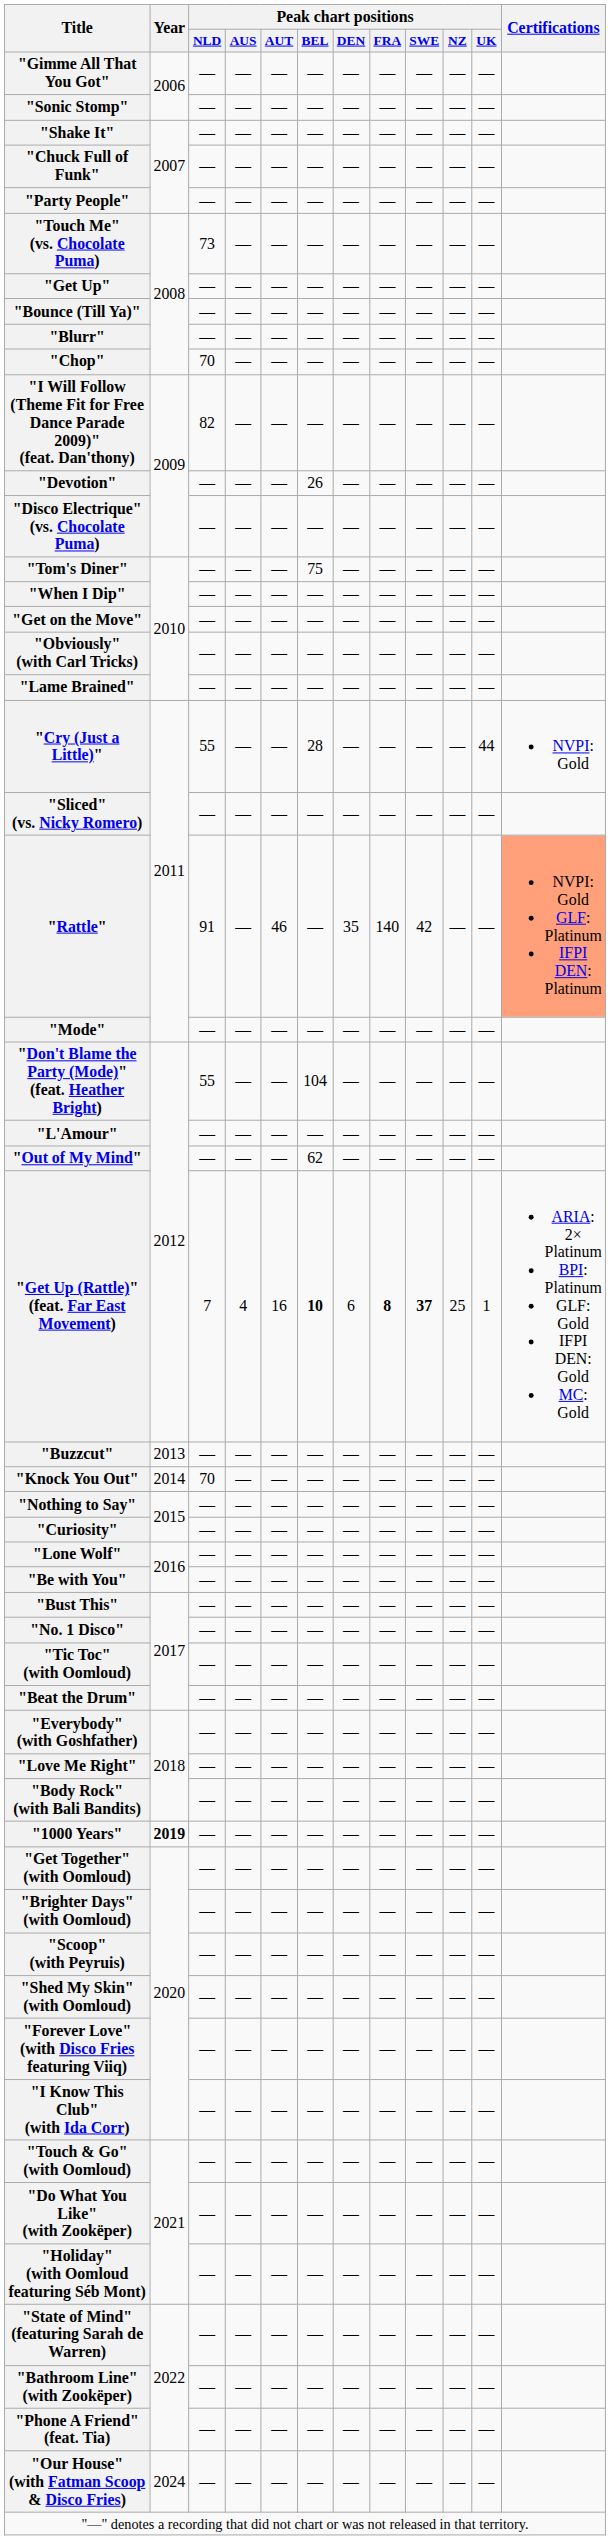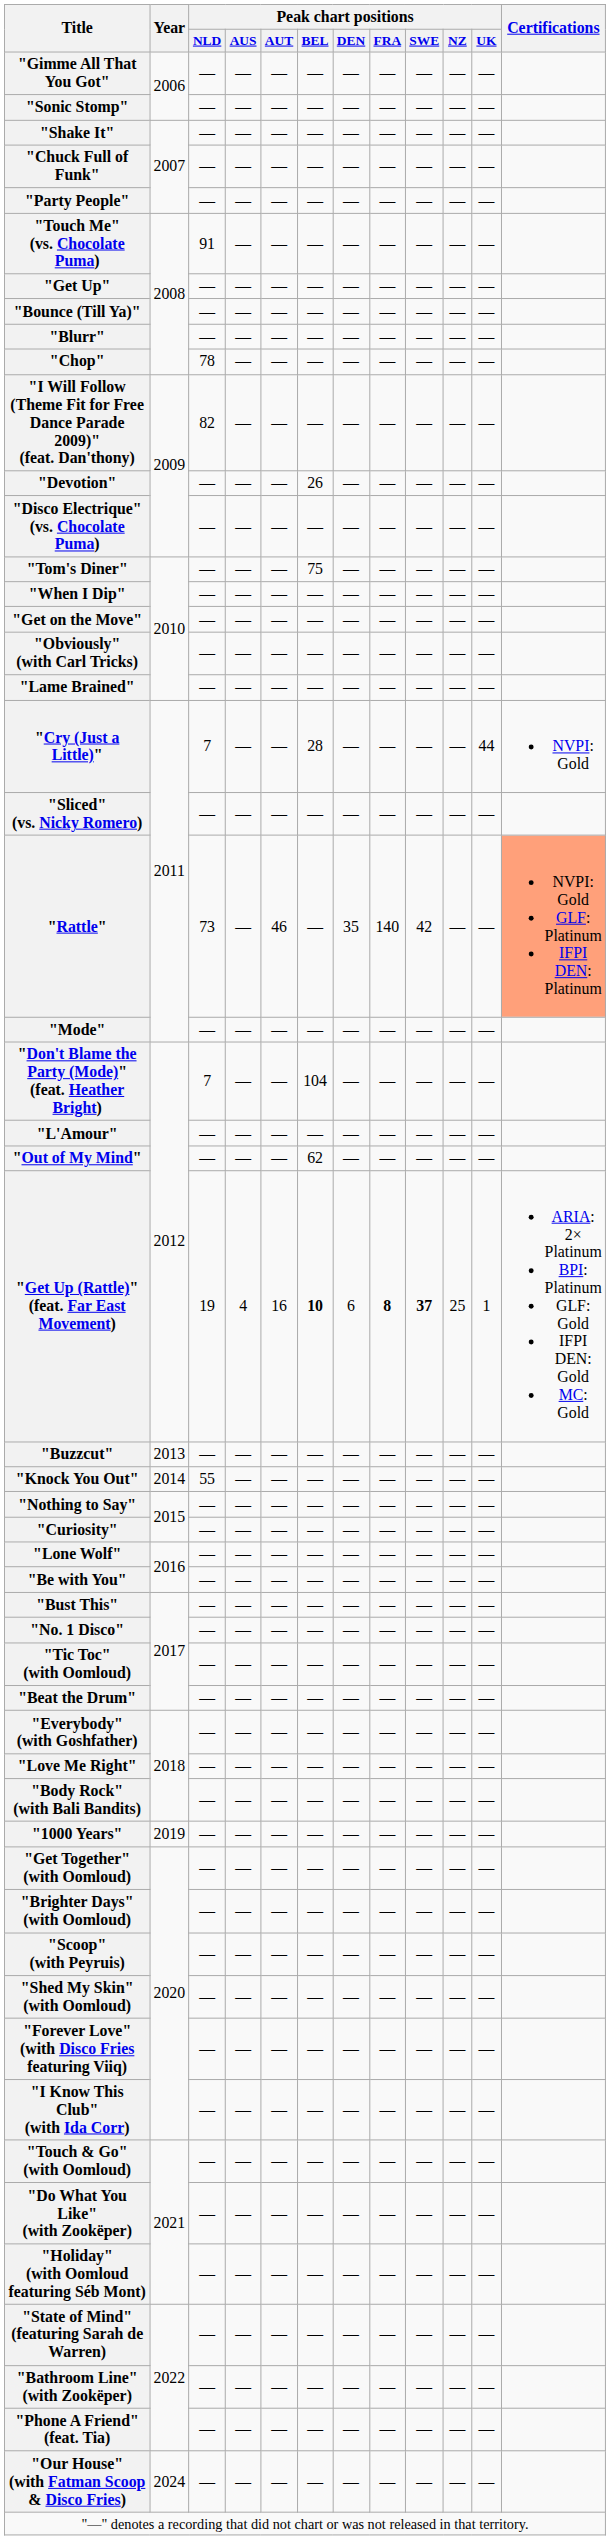(207, 243) 73 -> (207, 243) 91
(207, 361) 70 -> (207, 361) 78
(207, 746) 55 -> (207, 746) 7
(207, 926) 91 -> (207, 926) 73
(207, 1081) 55 -> (207, 1081) 7
(207, 1306) 7 -> (207, 1306) 19
(207, 1479) 70 -> (207, 1479) 55
(169, 1834) bold -> (169, 1834) normal
